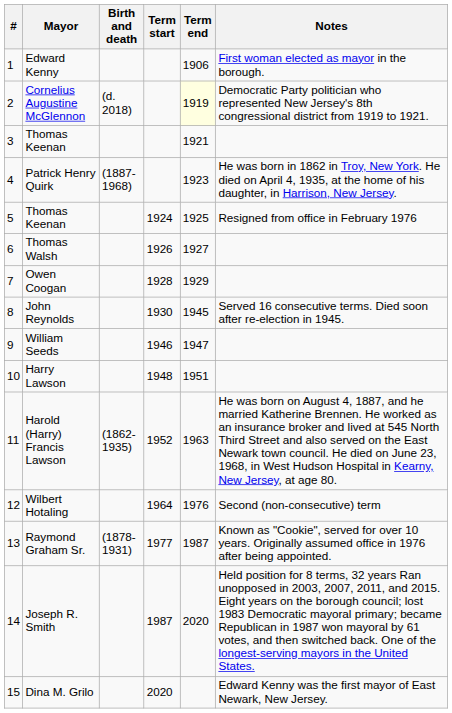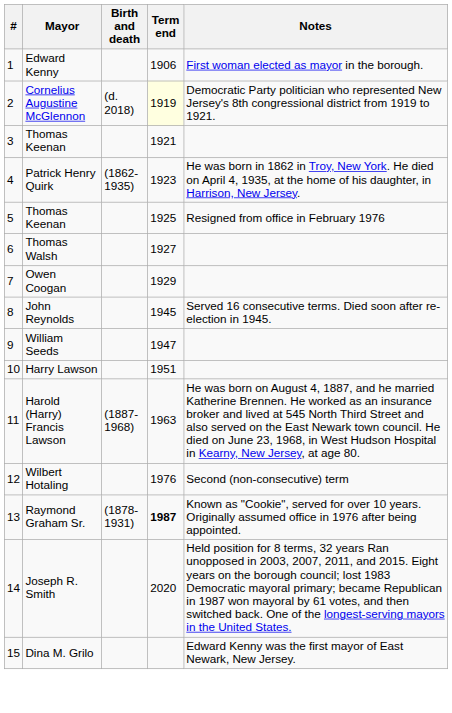- column: (162, 26)
(119, 179) (1887-1968) -> (121, 179) (1862-1935)
(119, 440) (1862-1935) -> (121, 421) (1887-1968)
(196, 543) normal -> (163, 517) bold
